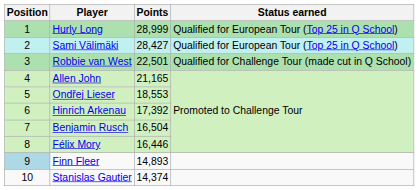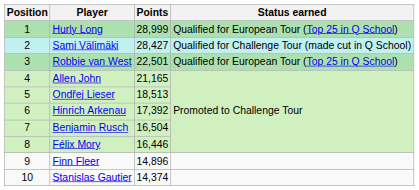(285, 45) Qualified for European Tour (Top 25 in Q School) -> (292, 45) Qualified for Challenge Tour (made cut in Q School)
(292, 62) Qualified for Challenge Tour (made cut in Q School) -> (285, 62) Qualified for European Tour (Top 25 in Q School)
(152, 95) 18,553 -> (152, 95) 18,513
(27, 161) lightblue background -> (27, 161) no background
(152, 161) 14,893 -> (152, 161) 14,896
